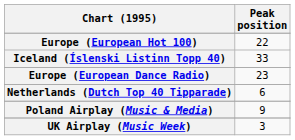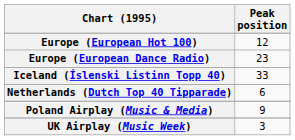(262, 42) 22 -> (262, 42) 12
rows swapped: (120, 76) <-> (120, 59)
